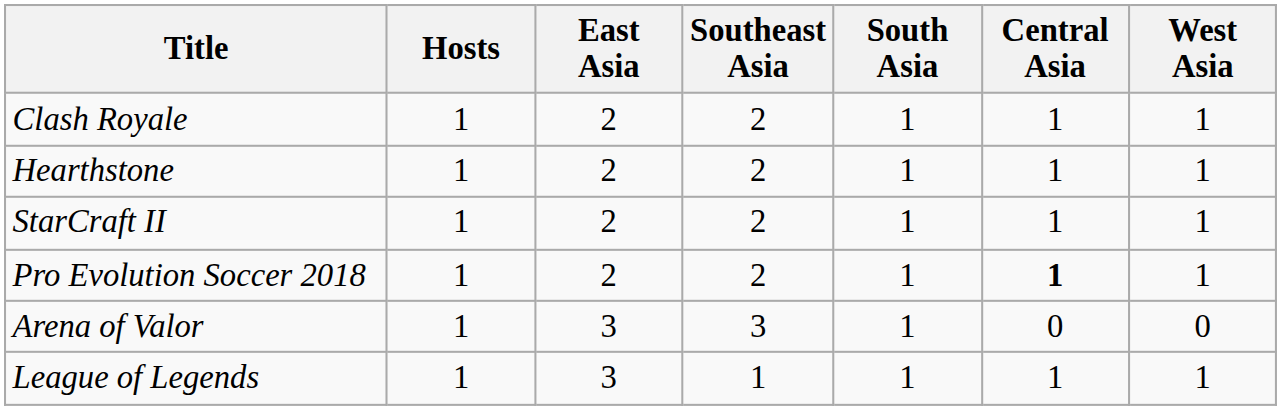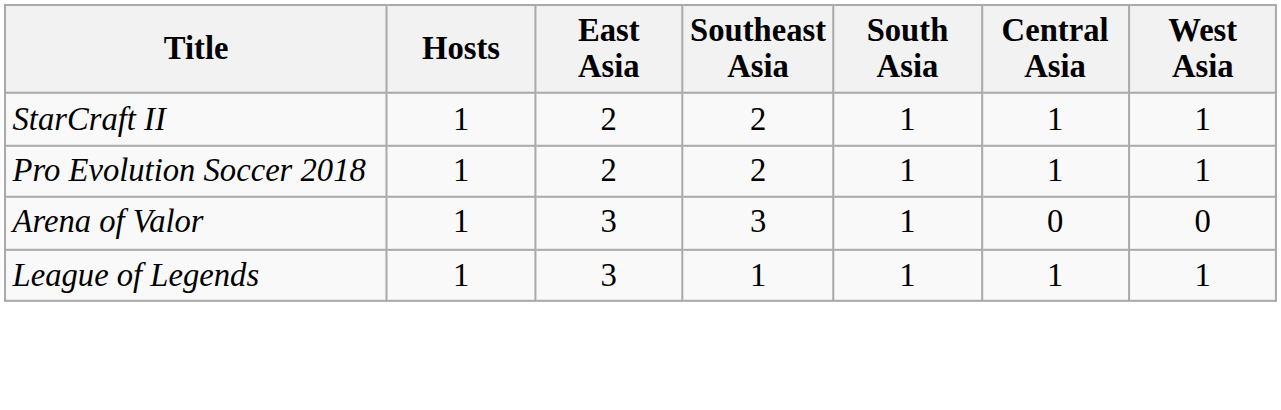- row: (100, 118)
- row: (93, 170)
(1055, 274) bold -> (1055, 170) normal
